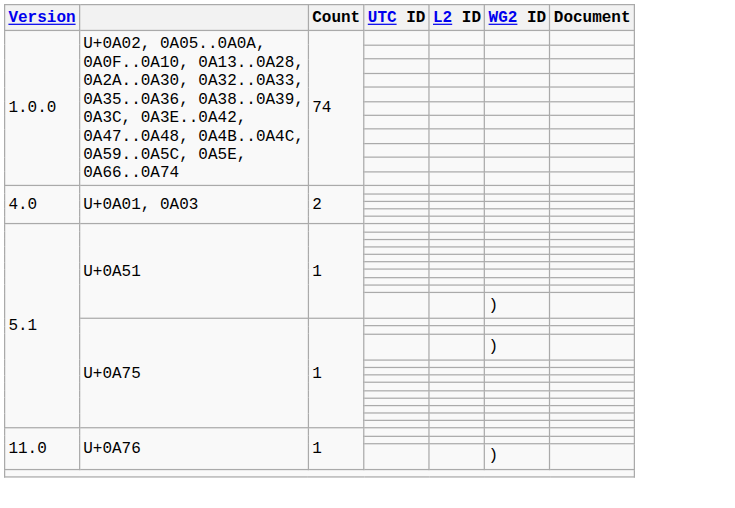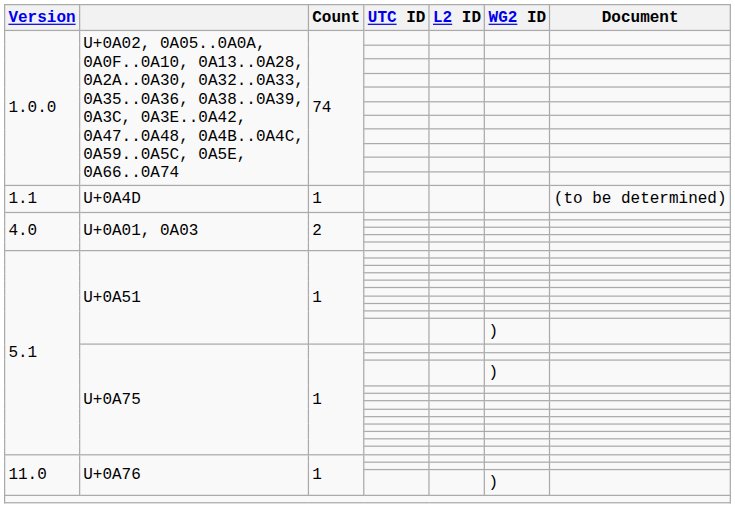+ row: (23, 199)
